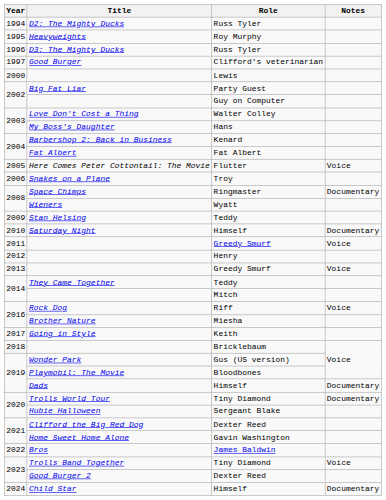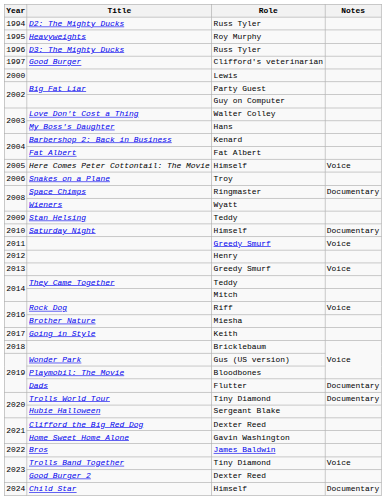(230, 166) Flutter -> (230, 166) Himself
(230, 386) Himself -> (230, 386) Flutter
